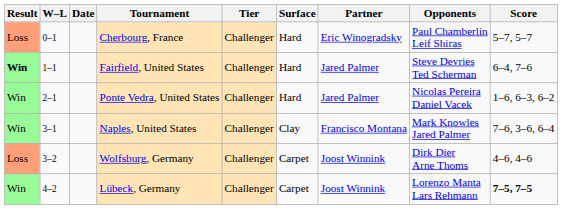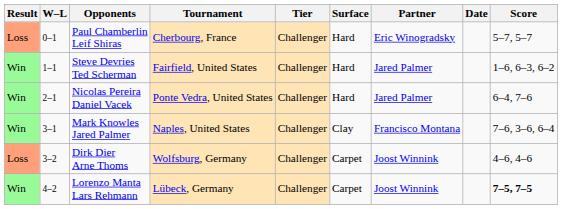columns swapped: (83, 13) <-> (450, 13)
(17, 67) bold -> (16, 67) normal
(512, 67) 6–4, 7–6 -> (524, 67) 1–6, 6–3, 6–2
(524, 98) 1–6, 6–3, 6–2 -> (512, 98) 6–4, 7–6
